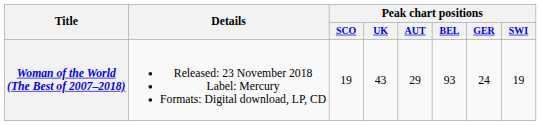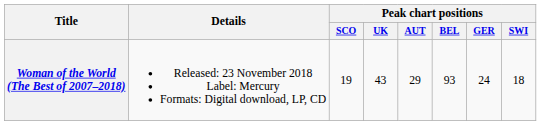(519, 80) 19 -> (519, 80) 18
